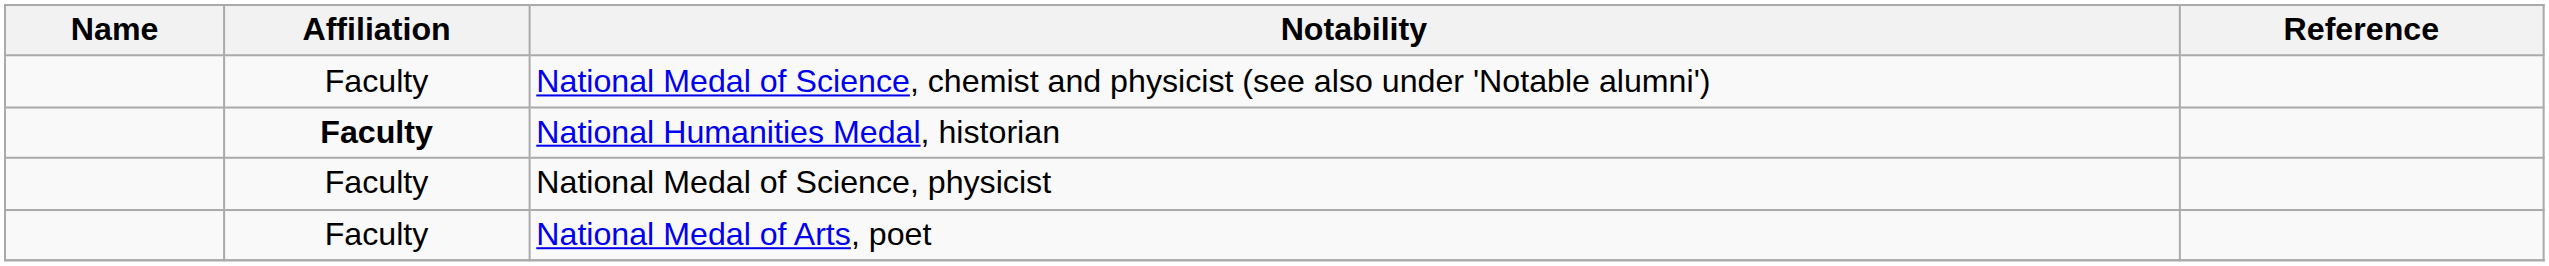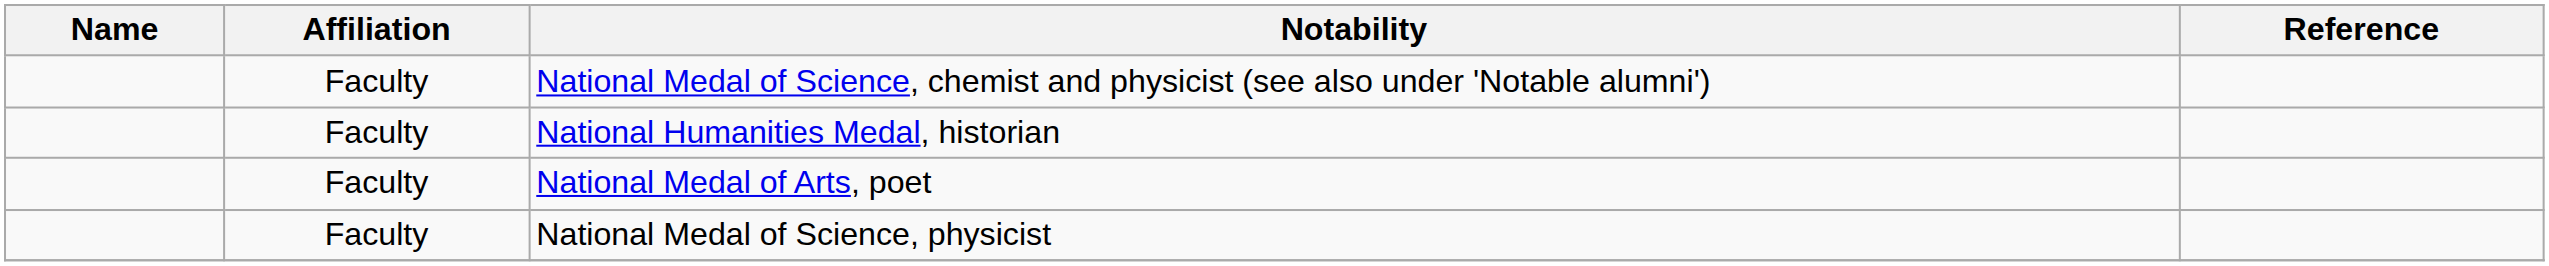(377, 132) bold -> (377, 132) normal
rows swapped: (734, 234) <-> (794, 183)
